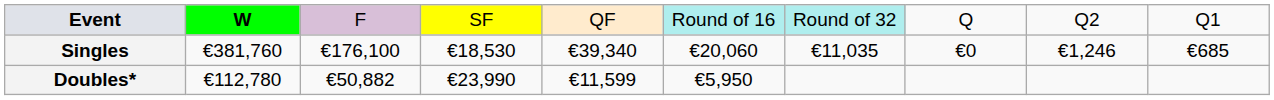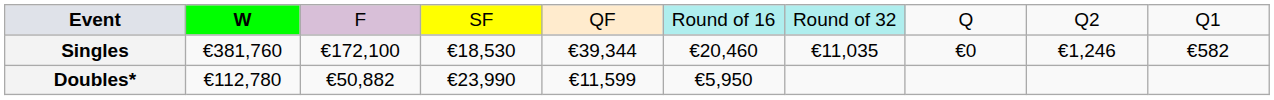(360, 50) €176,100 -> (360, 50) €172,100
(602, 50) €39,340 -> (602, 50) €39,344
(724, 50) €20,060 -> (724, 50) €20,460
(1208, 50) €685 -> (1208, 50) €582
